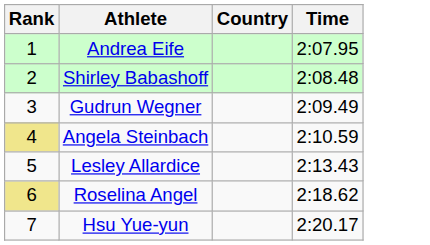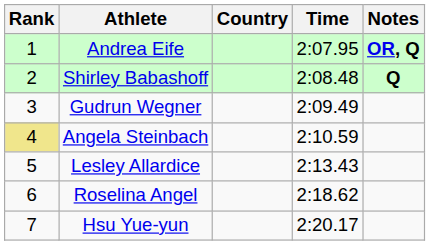+ column: (393, 19)
(32, 195) khaki background -> (32, 195) no background
